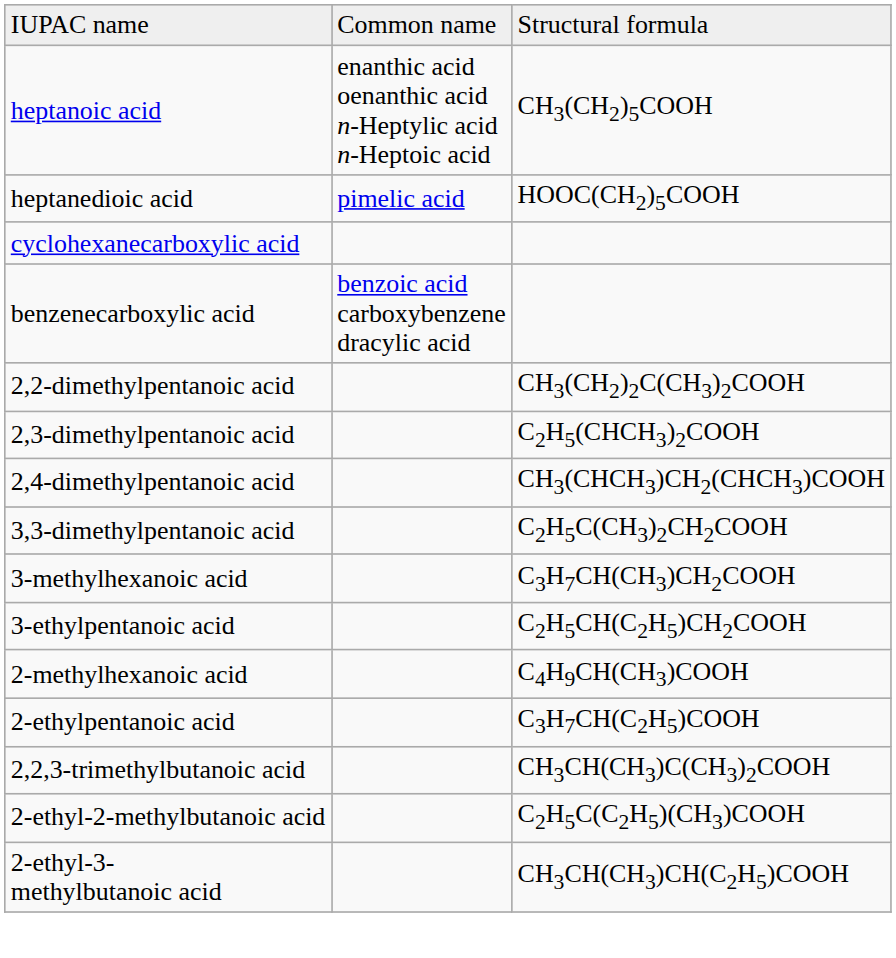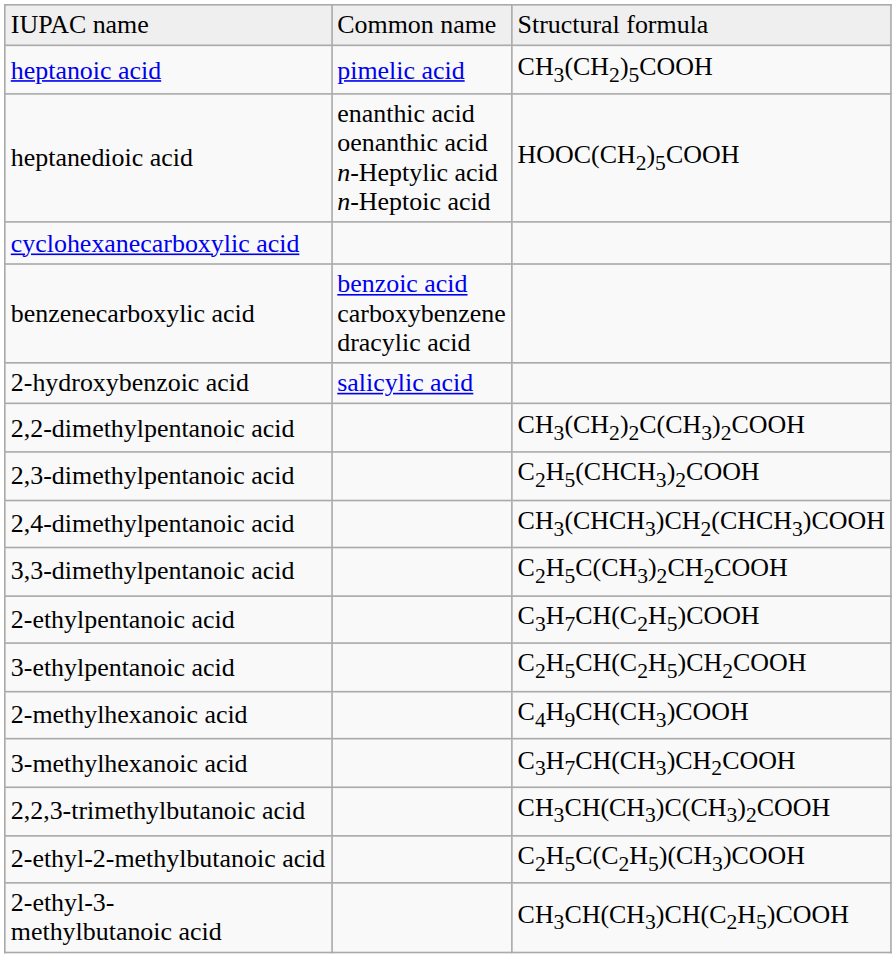(418, 109) enanthic acid oenanthic acid n-Heptylic acid n-Heptoic acid -> (401, 69) pimelic acid
(401, 198) pimelic acid -> (418, 157) enanthic acid oenanthic acid n-Heptylic acid n-Heptoic acid
+ row: (130, 383)
rows swapped: (123, 721) <-> (129, 578)
